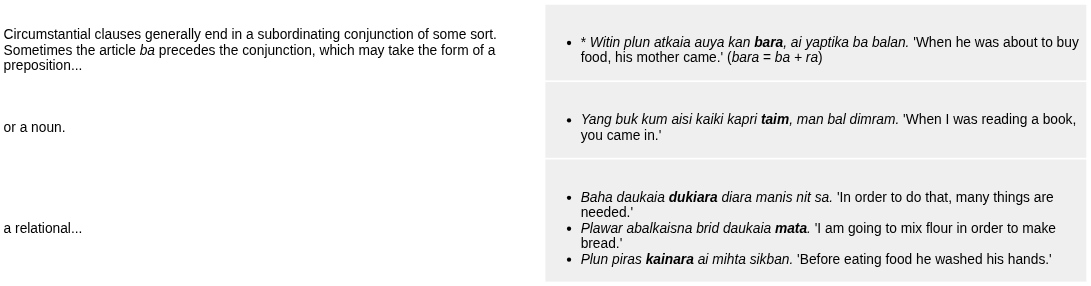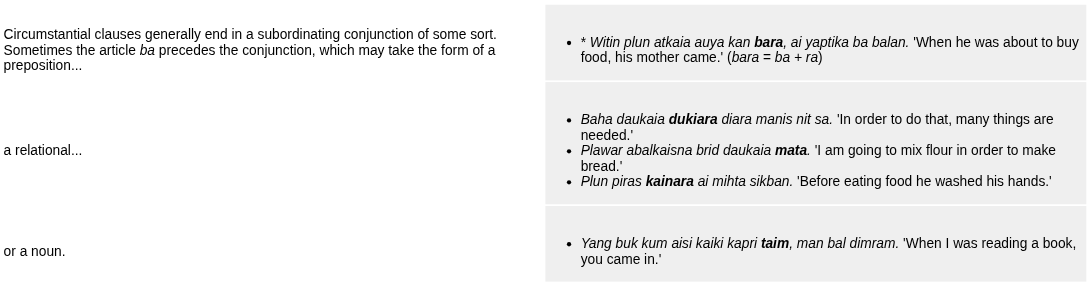rows swapped: (43, 228) <-> (35, 127)
